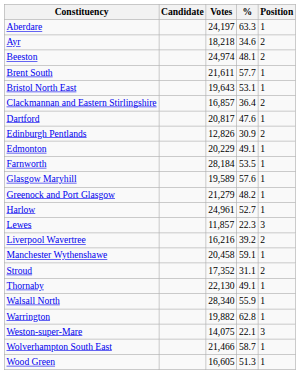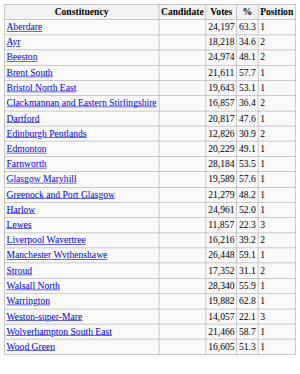(247, 210) 52.7 -> (247, 210) 52.0
(221, 255) 20,458 -> (221, 255) 26,448
- row: (25, 286)
(221, 331) 14,075 -> (221, 316) 14,057
